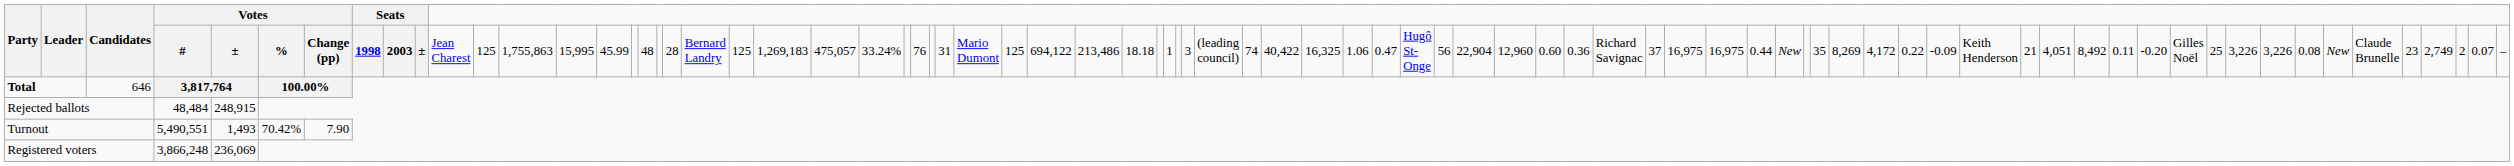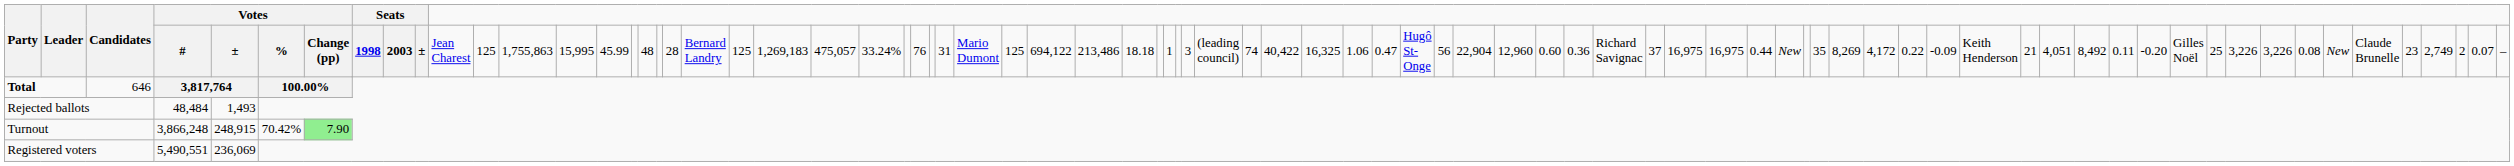(235, 107) 248,915 -> (241, 107) 1,493
(183, 129) 5,490,551 -> (183, 129) 3,866,248
(241, 129) 1,493 -> (235, 129) 248,915
(338, 129) no background -> (338, 129) lightgreen background
(183, 150) 3,866,248 -> (183, 150) 5,490,551
